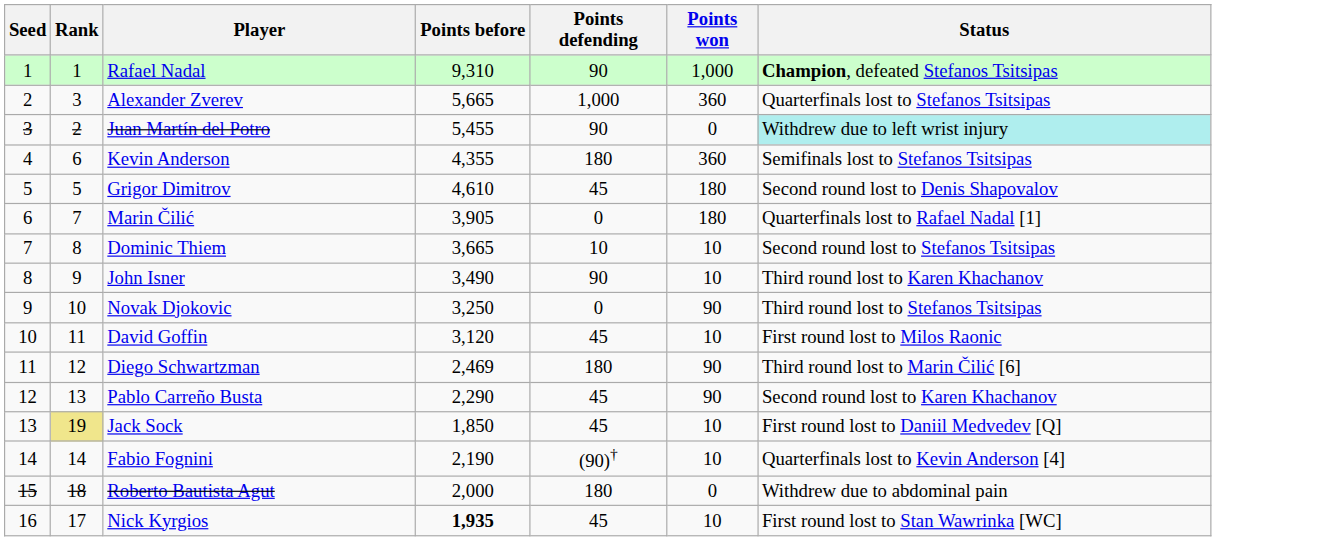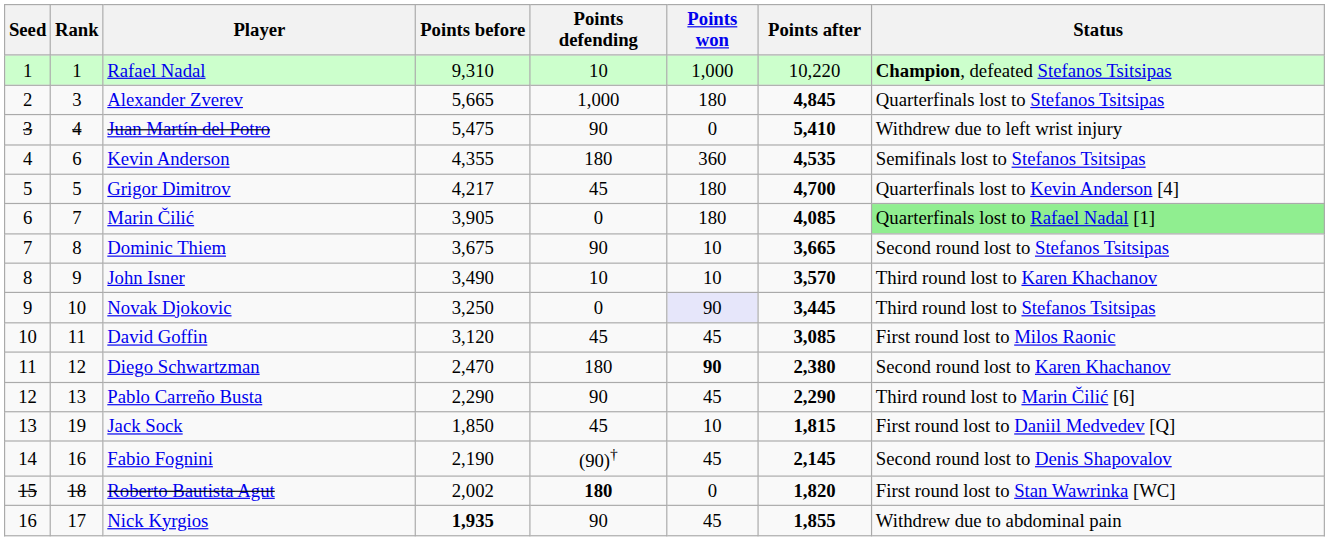+ column: (815, 29)
(598, 70) 90 -> (598, 70) 10
(712, 99) 360 -> (712, 99) 180
(77, 129) 2 -> (77, 129) 4
(473, 129) 5,455 -> (473, 129) 5,475
(885, 129) paleturquoise background -> (999, 129) no background
(473, 188) 4,610 -> (473, 188) 4,217
(910, 188) Second round lost to Denis Shapovalov -> (1027, 188) Quarterfinals lost to Kevin Anderson [4]
(901, 218) no background -> (1015, 218) lightgreen background
(473, 248) 3,665 -> (473, 248) 3,675
(598, 248) 10 -> (598, 248) 90
(598, 277) 90 -> (598, 277) 10
(712, 307) no background -> (712, 307) lavender background
(712, 337) 10 -> (712, 337) 45
(473, 366) 2,469 -> (473, 366) 2,470
(712, 366) normal -> (712, 366) bold
(891, 366) Third round lost to Marin Čilić [6] -> (1023, 366) Second round lost to Karen Khachanov
(598, 396) 45 -> (598, 396) 90
(712, 396) 90 -> (712, 396) 45
(909, 396) Second round lost to Karen Khachanov -> (1005, 396) Third round lost to Marin Čilić [6]
(77, 426) khaki background -> (77, 426) no background
(77, 458) 14 -> (77, 458) 16
(712, 458) 10 -> (712, 458) 45
(913, 458) Quarterfinals lost to Kevin Anderson [4] -> (1024, 458) Second round lost to Denis Shapovalov
(473, 490) 2,000 -> (473, 490) 2,002
(598, 490) normal -> (598, 490) bold
(885, 490) Withdrew due to abdominal pain -> (1026, 490) First round lost to Stan Wawrinka [WC]
(598, 520) 45 -> (598, 520) 90
(712, 520) 10 -> (712, 520) 45
(912, 520) First round lost to Stan Wawrinka [WC] -> (999, 520) Withdrew due to abdominal pain
